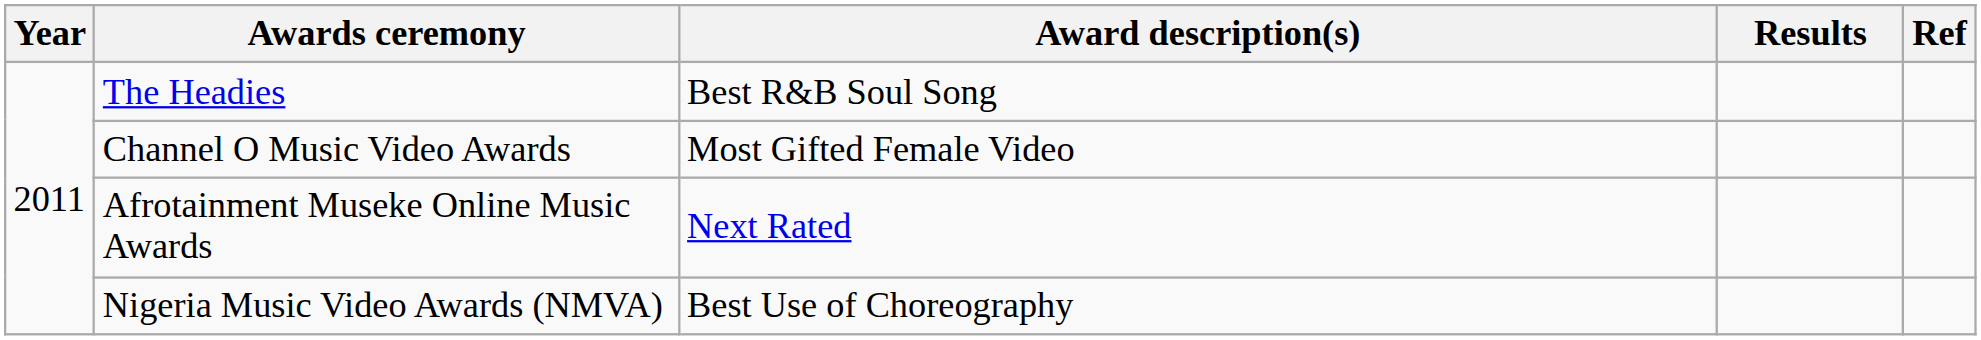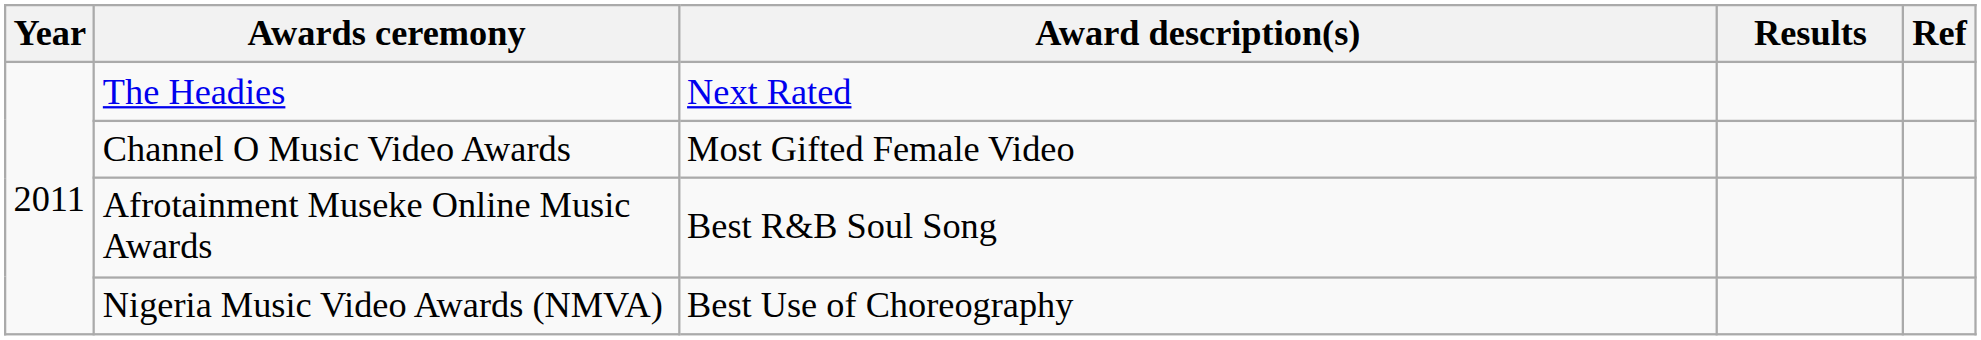(842, 90) Best R&B Soul Song -> (769, 90) Next Rated
(769, 226) Next Rated -> (842, 226) Best R&B Soul Song
